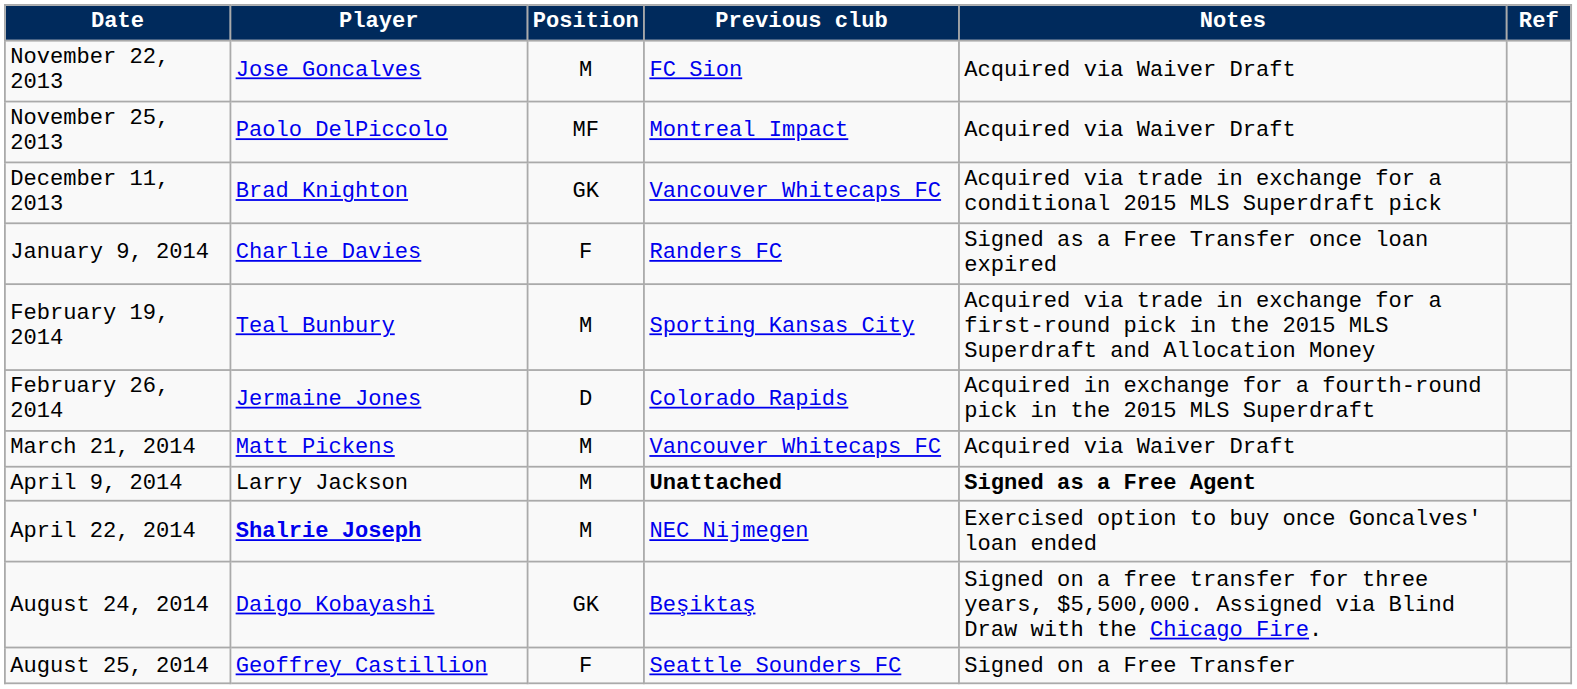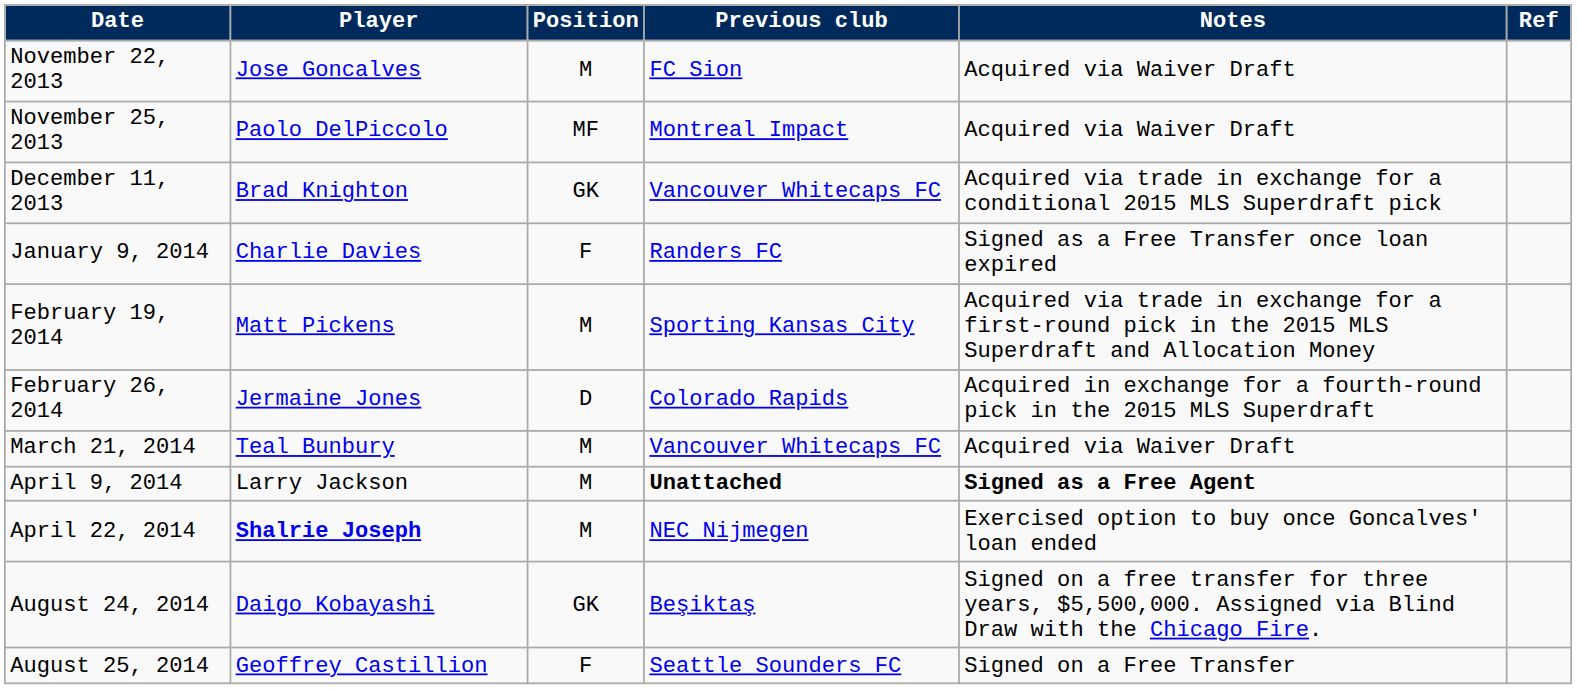(315, 327) Teal Bunbury -> (315, 327) Matt Pickens
(315, 448) Matt Pickens -> (315, 448) Teal Bunbury
